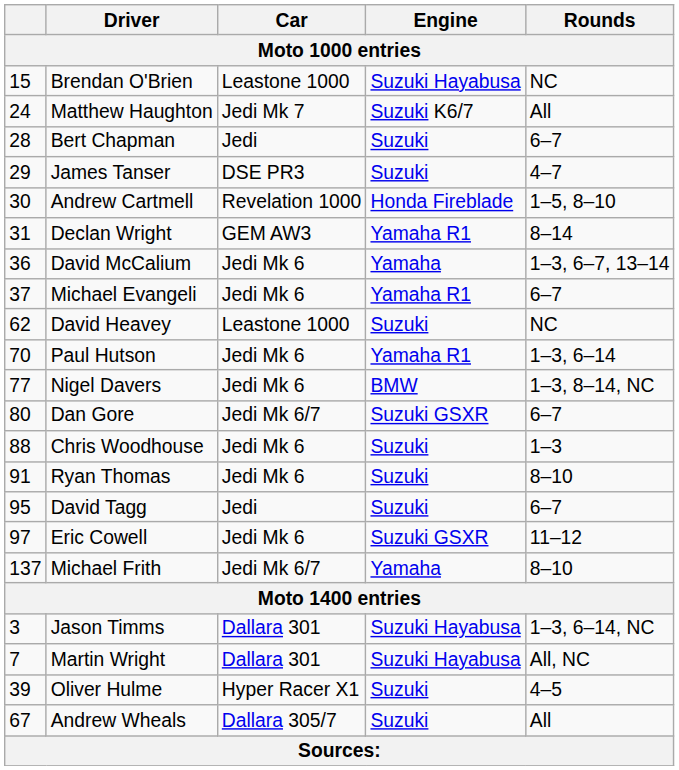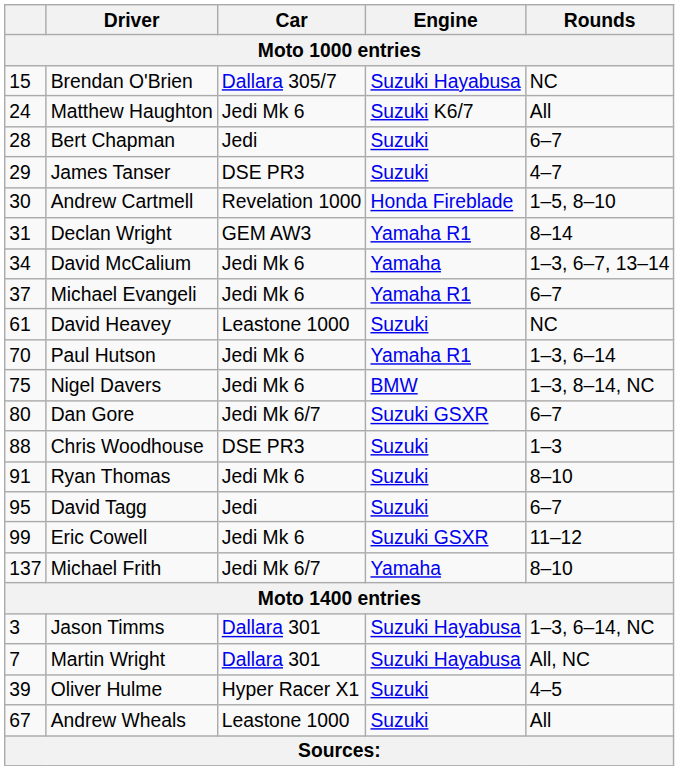(286, 80) Leastone 1000 -> (279, 80) Dallara 305/7
(263, 111) Jedi Mk 7 -> (263, 111) Jedi Mk 6
(20, 263) 36 -> (20, 263) 34
(20, 324) 62 -> (20, 324) 61
(20, 385) 77 -> (20, 385) 75
(263, 446) Jedi Mk 6 -> (263, 446) DSE PR3
(20, 537) 97 -> (20, 537) 99
(279, 720) Dallara 305/7 -> (286, 720) Leastone 1000
